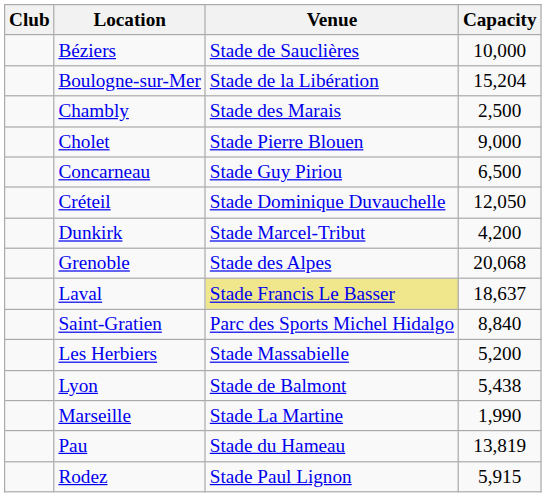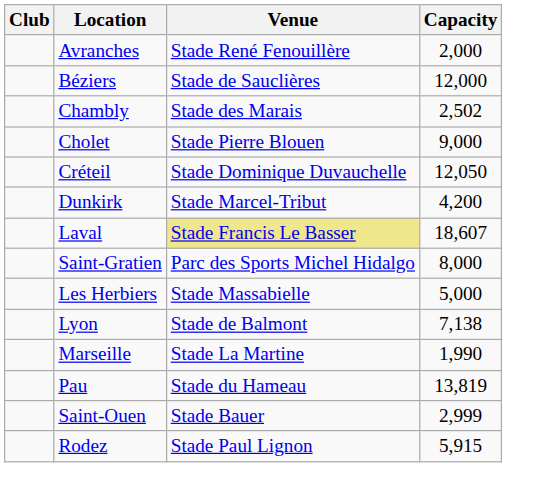+ row: (99, 50)
(500, 50) 10,000 -> (461, 80) 12,000
- row: (130, 80)
(500, 111) 2,500 -> (461, 111) 2,502
- row: (104, 171)
- row: (94, 263)
(500, 293) 18,637 -> (461, 232) 18,607
(500, 324) 8,840 -> (461, 263) 8,000
(500, 354) 5,200 -> (461, 293) 5,000
(500, 385) 5,438 -> (461, 324) 7,138
+ row: (102, 415)
